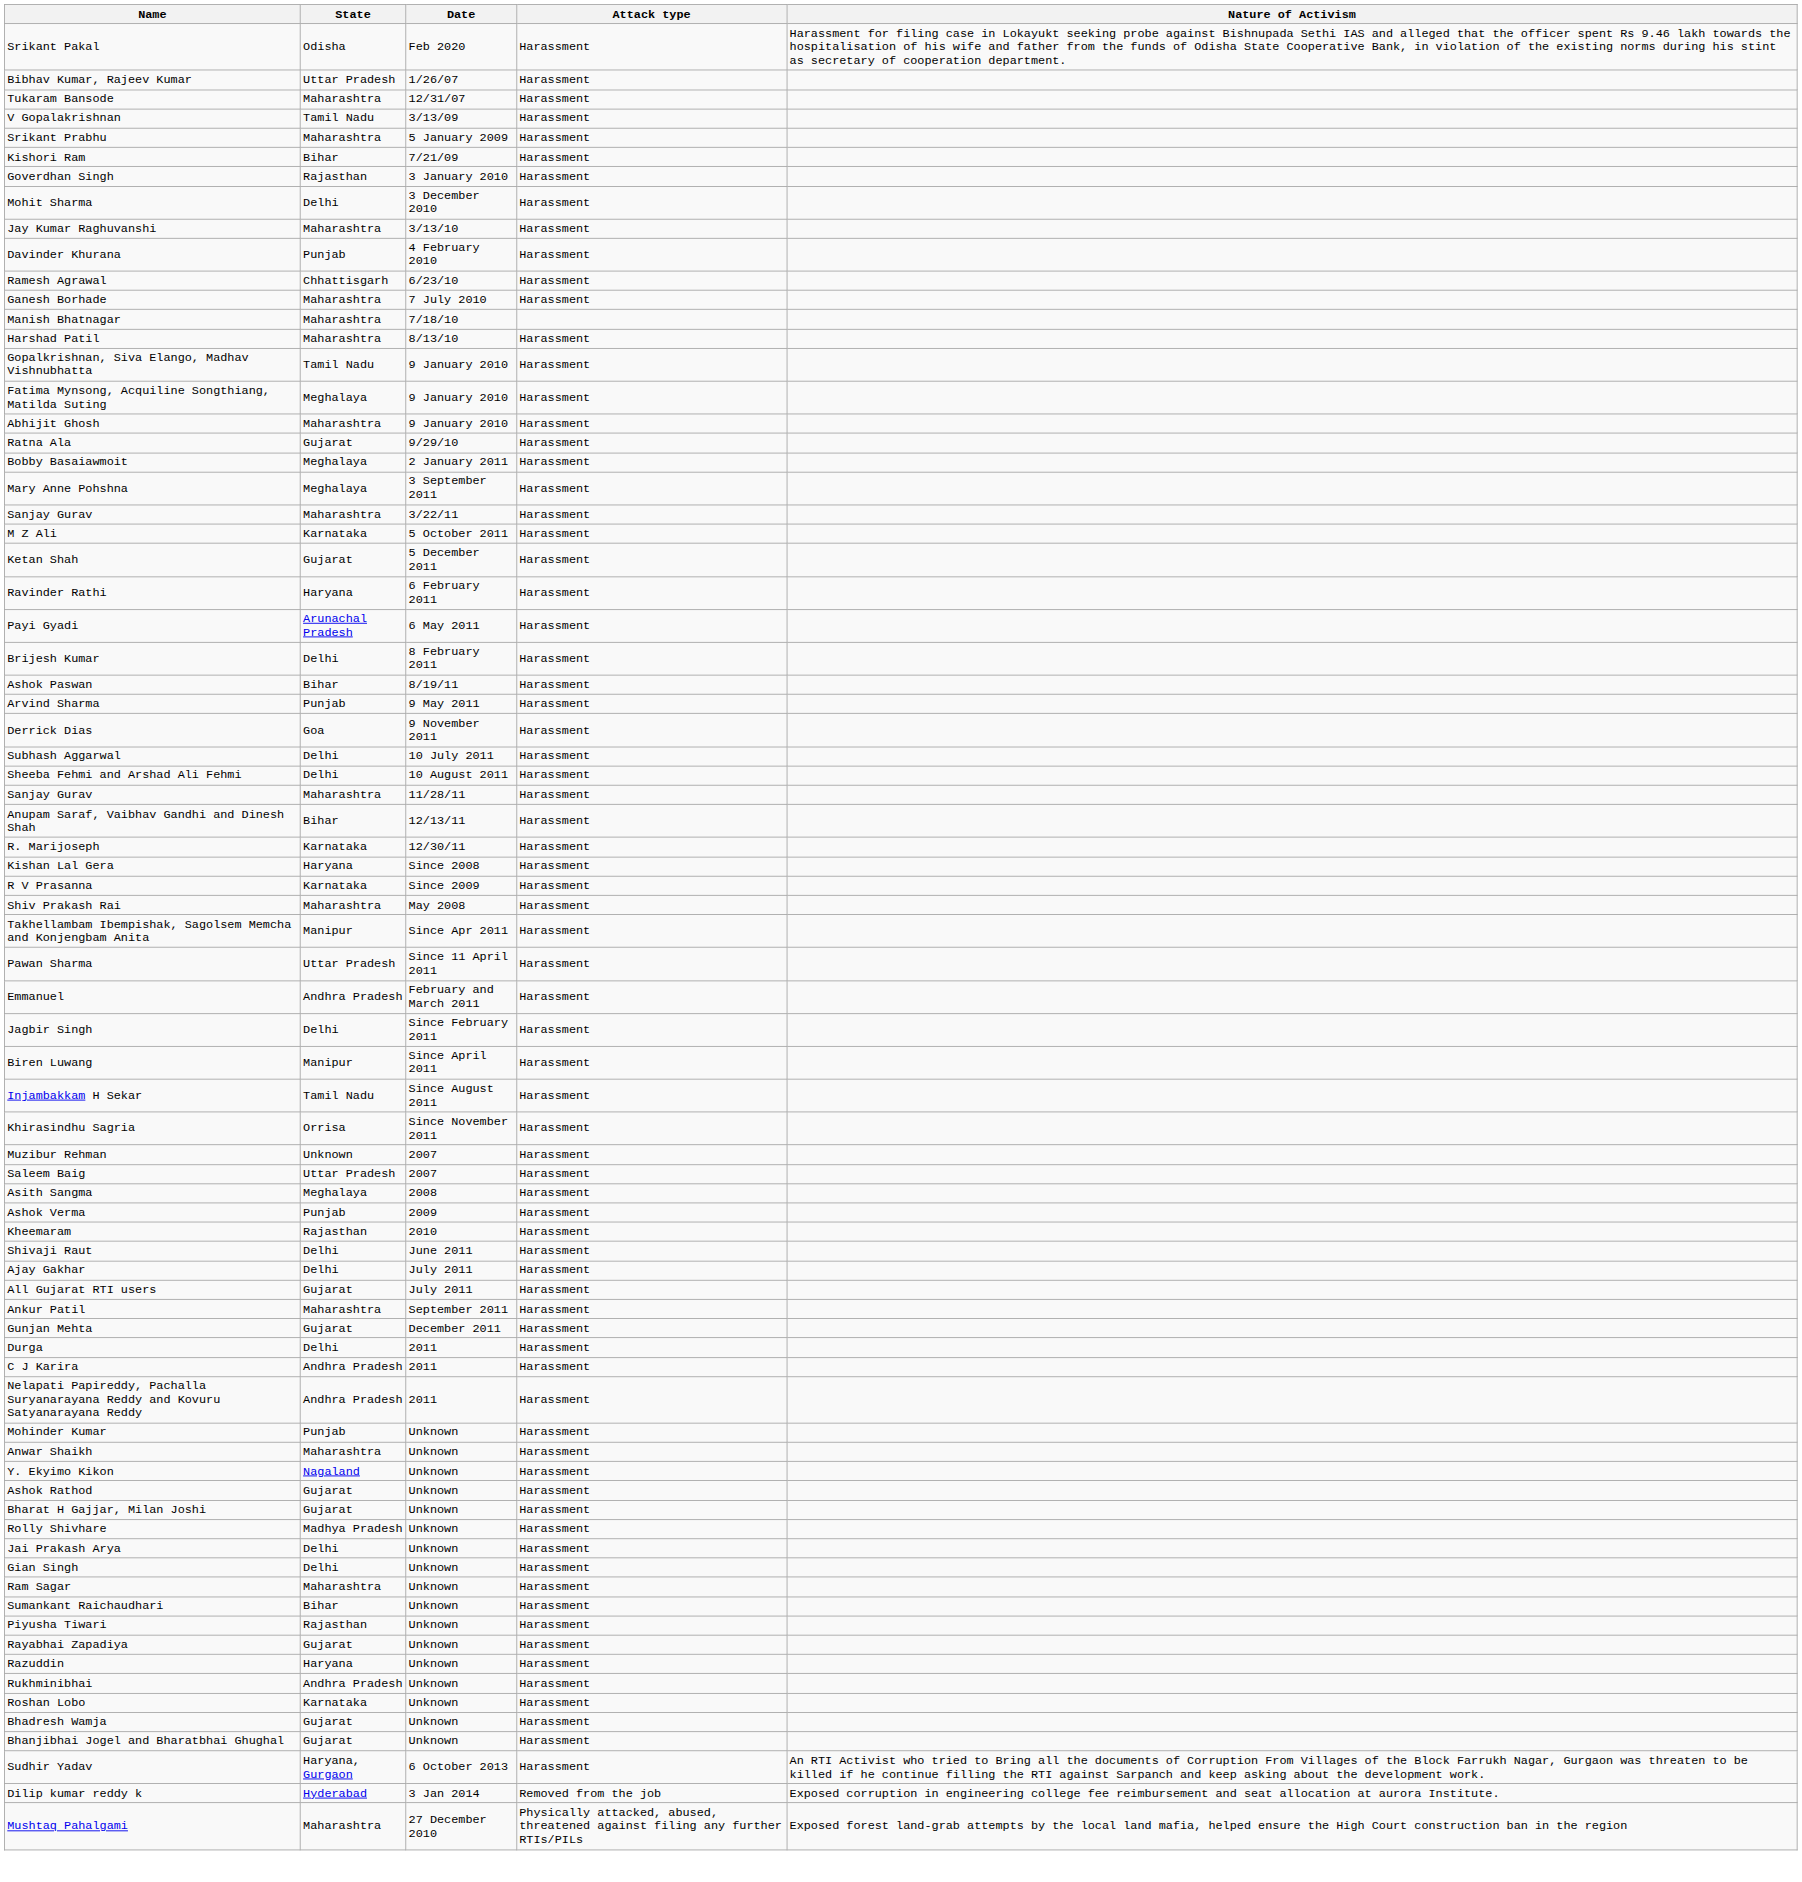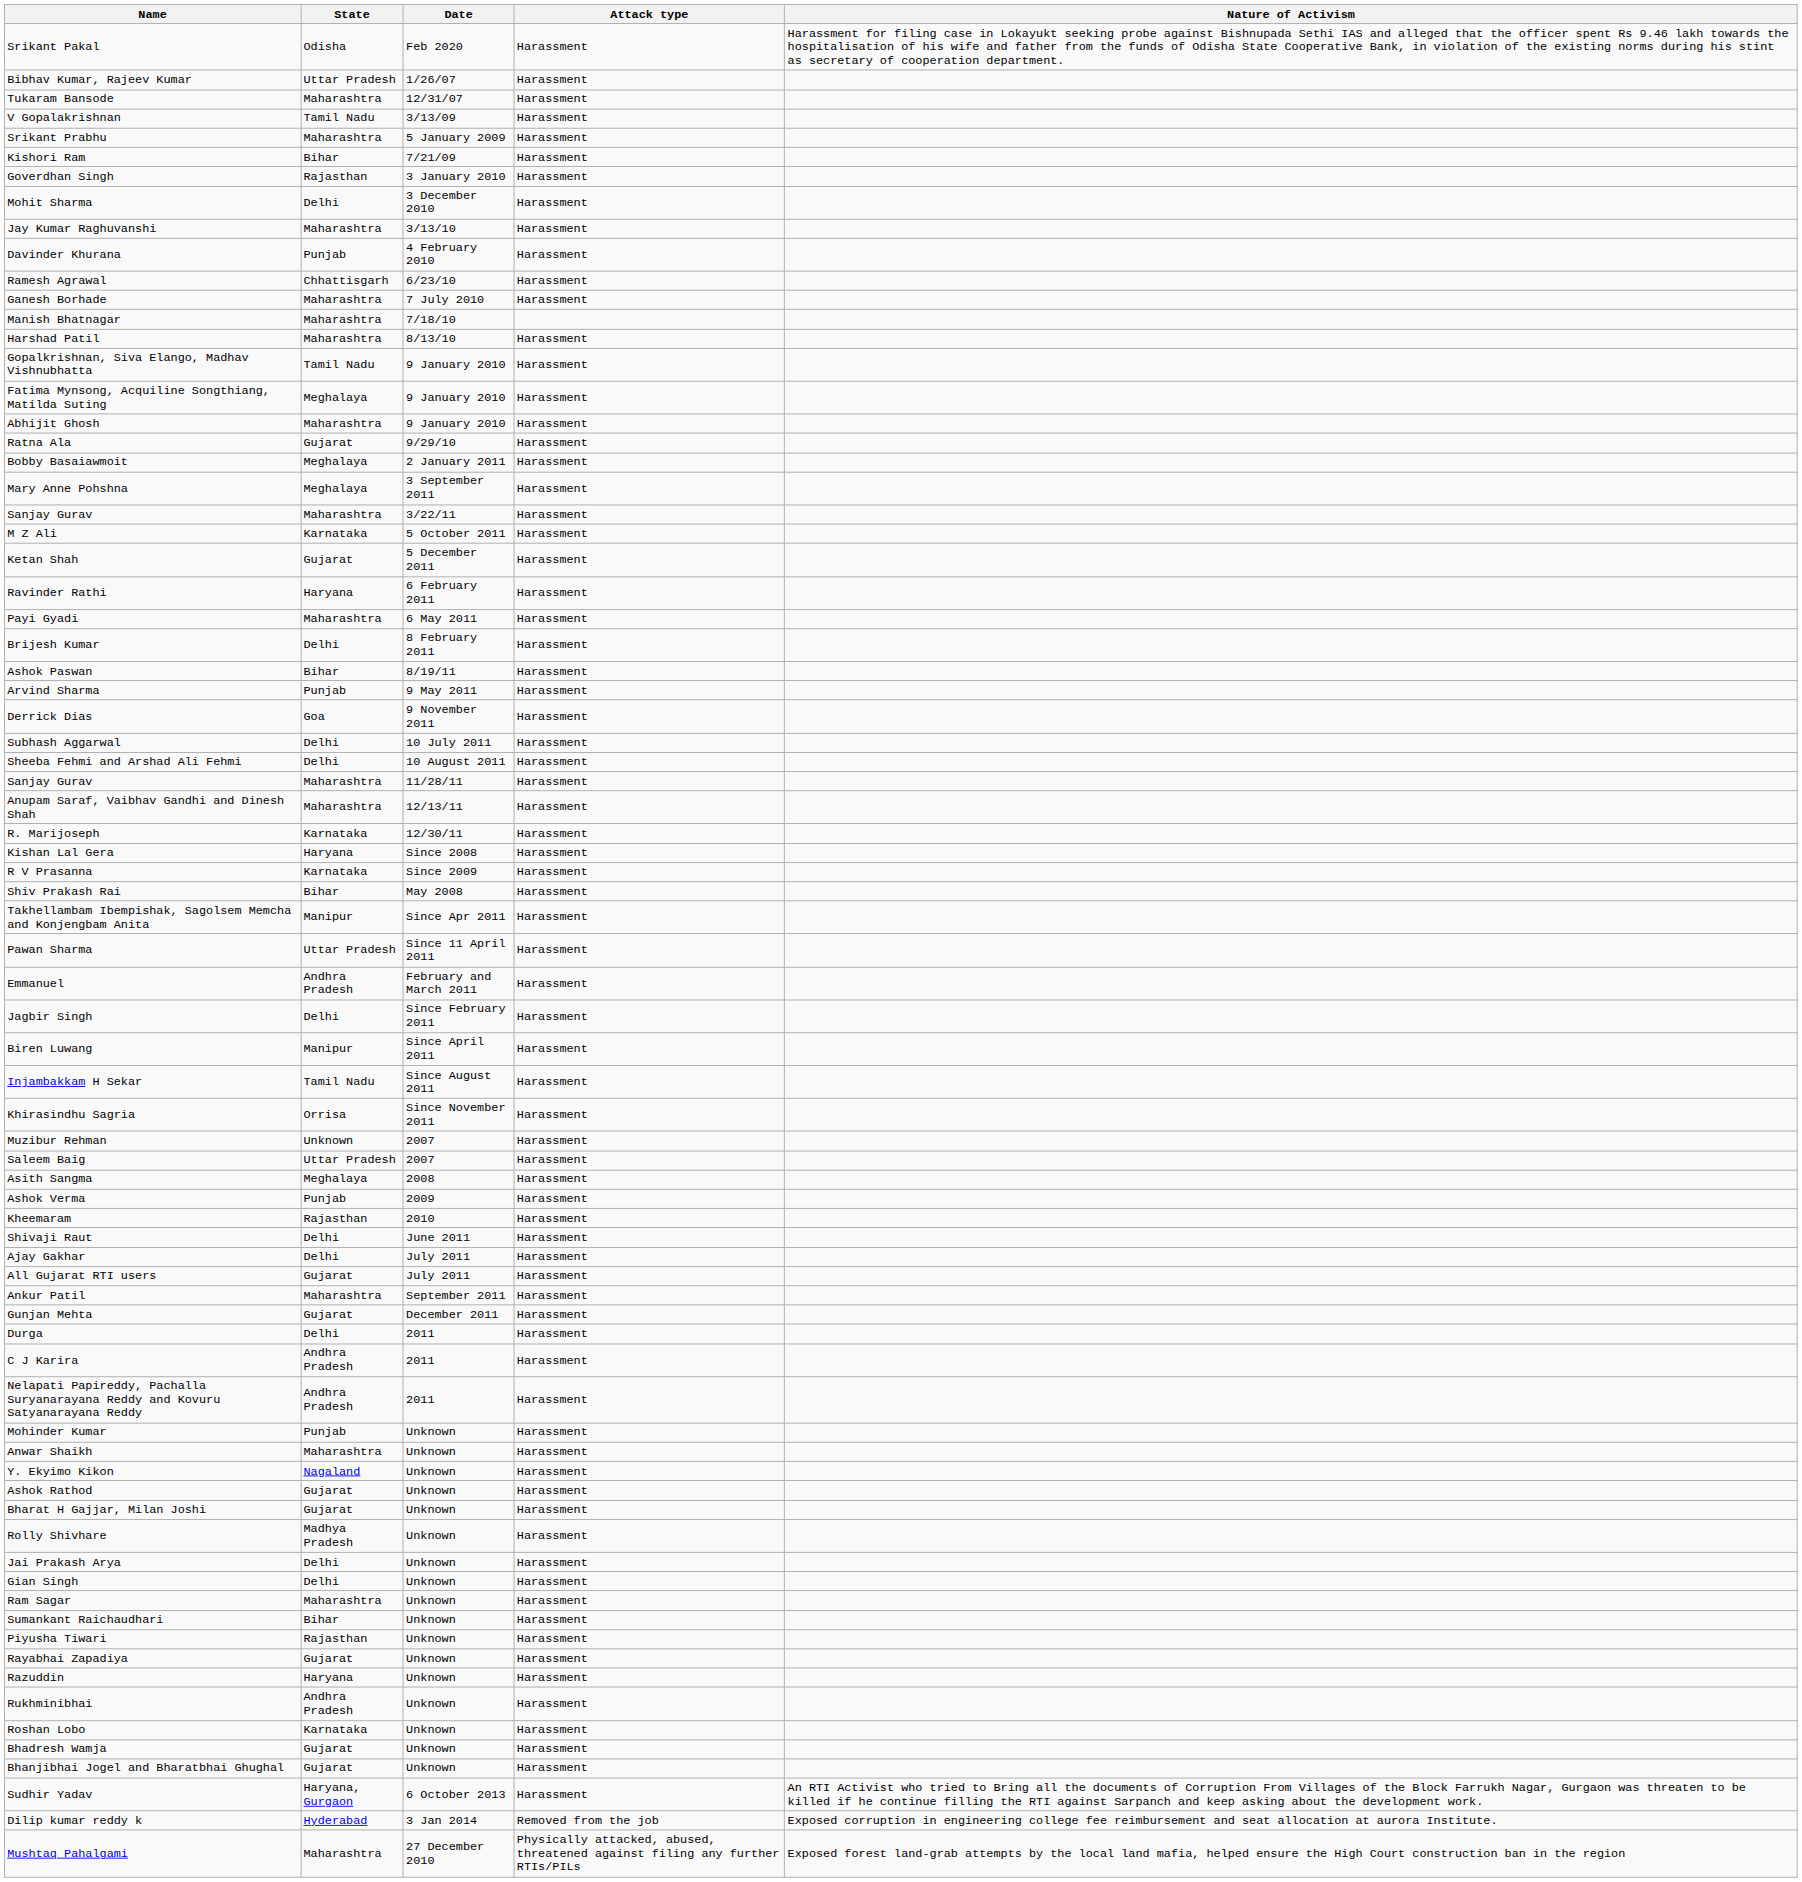(335, 626) Arunachal Pradesh -> (343, 619) Maharashtra
(321, 821) Bihar -> (343, 807) Maharashtra
(342, 905) Maharashtra -> (321, 891) Bihar
